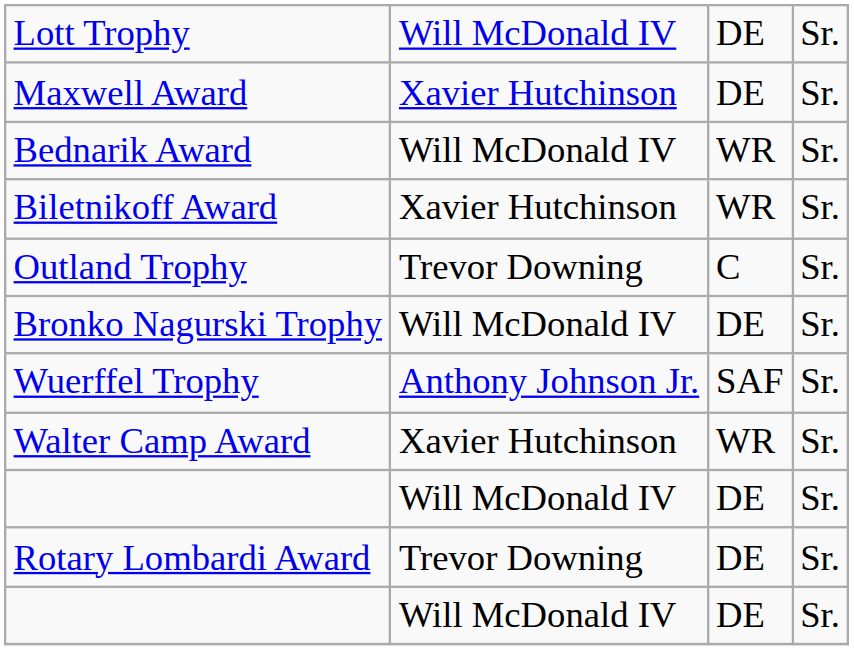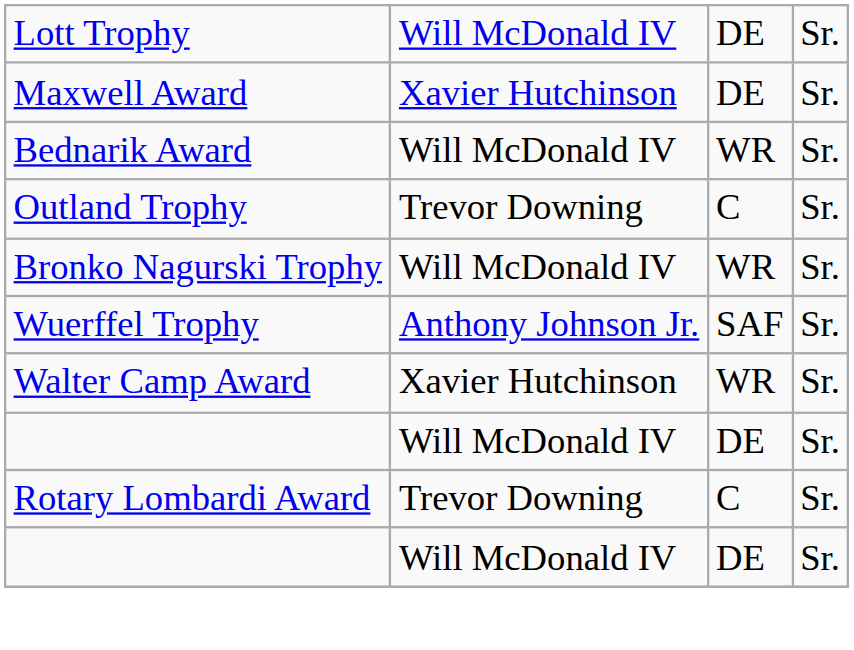- row: (145, 207)
(741, 324) DE -> (746, 265) WR
(741, 556) DE -> (728, 498) C
